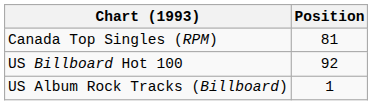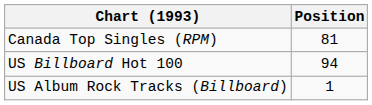(330, 64) 92 -> (330, 64) 94
